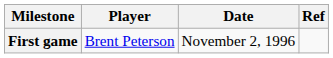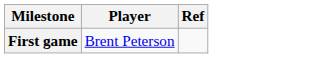- column: (238, 16)
